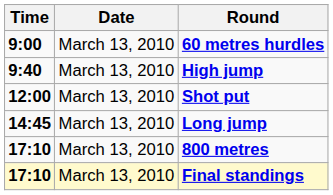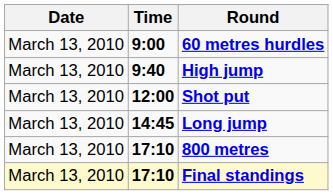columns swapped: (116, 17) <-> (30, 17)
